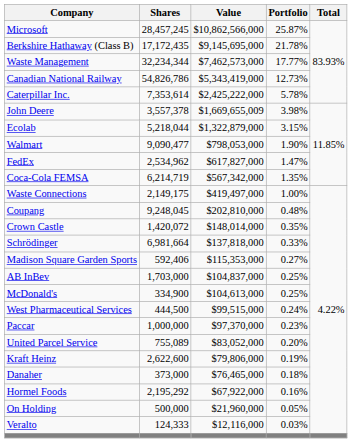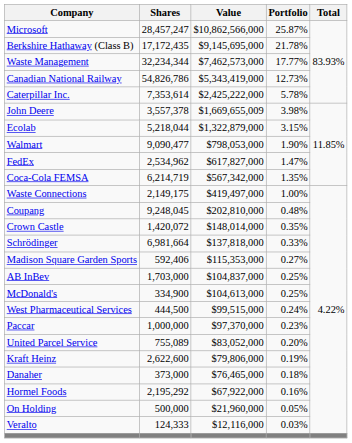(165, 29) 28,457,245 -> (165, 29) 28,457,247
